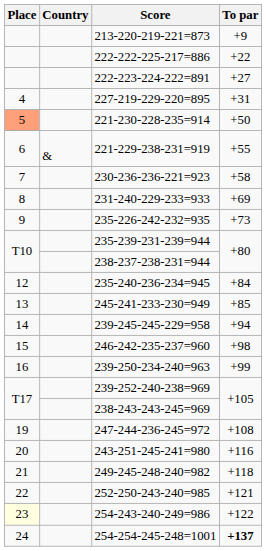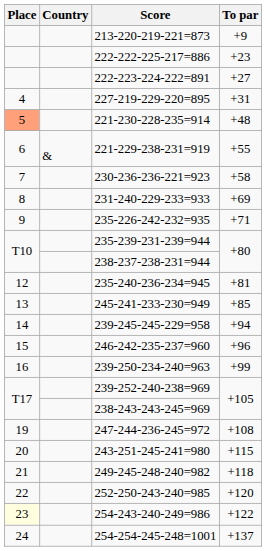(240, 57) +22 -> (240, 57) +23
(240, 120) +50 -> (240, 120) +48
(240, 219) +73 -> (240, 219) +71
(240, 282) +84 -> (240, 282) +81
(240, 346) +98 -> (240, 346) +96
(240, 451) +116 -> (240, 451) +115
(240, 493) +121 -> (240, 493) +120
(240, 535) bold -> (240, 535) normal
